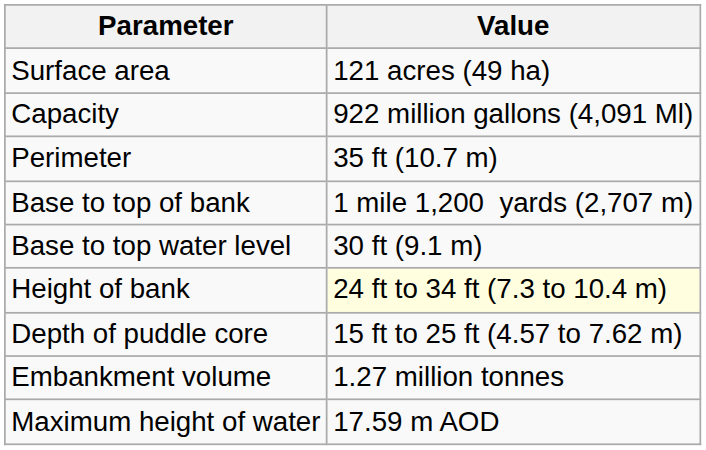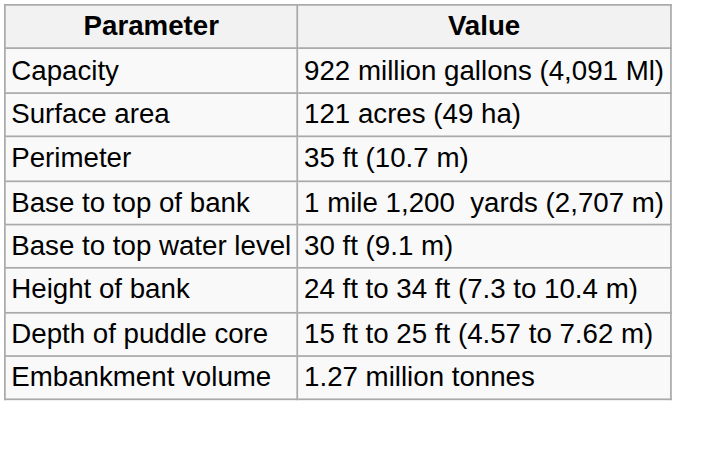rows swapped: (65, 114) <-> (90, 70)
(500, 289) lightyellow background -> (471, 289) no background
- row: (166, 421)
